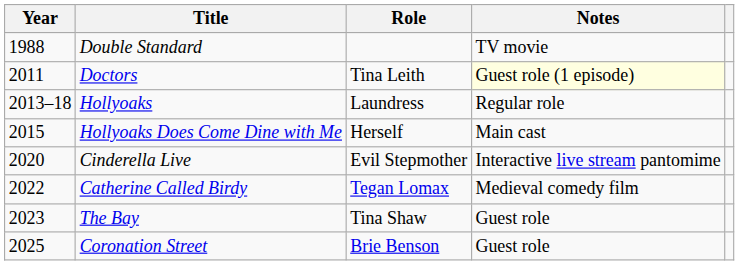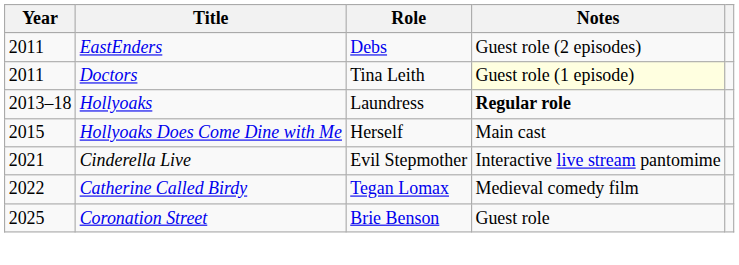- row: (141, 47)
+ row: (121, 47)
(520, 103) normal -> (523, 103) bold
(27, 160) 2020 -> (27, 160) 2021
- row: (109, 217)
